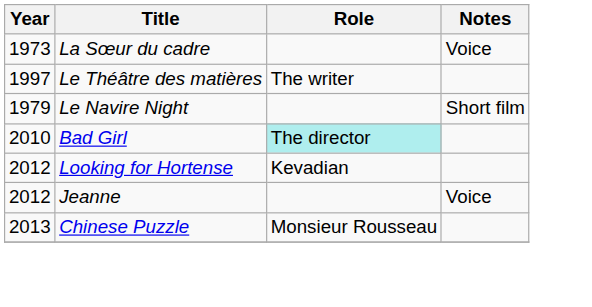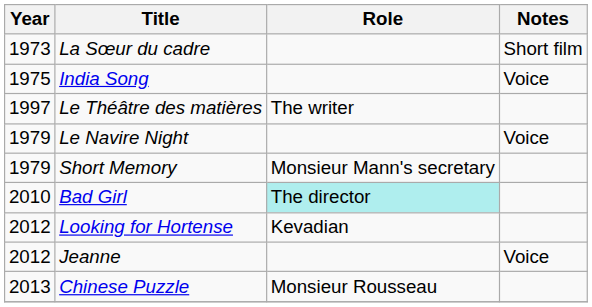(469, 49) Voice -> (543, 49) Short film
+ row: (104, 78)
(485, 108) Short film -> (526, 138) Voice
+ row: (118, 167)
